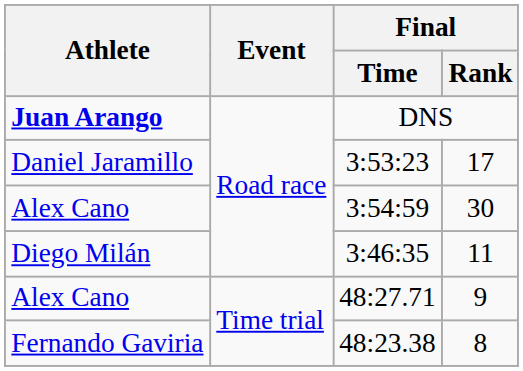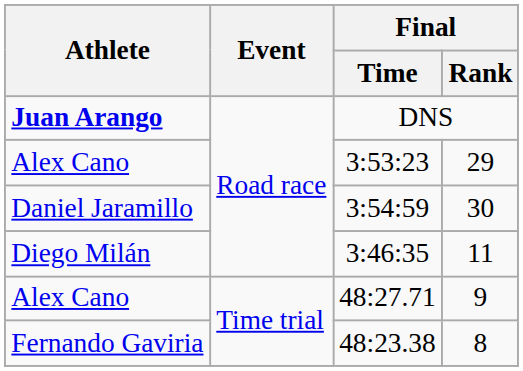(102, 162) Daniel Jaramillo -> (70, 162) Alex Cano
(480, 162) 17 -> (480, 162) 29
(70, 207) Alex Cano -> (102, 207) Daniel Jaramillo
